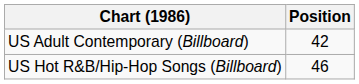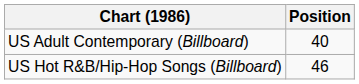(320, 41) 42 -> (320, 41) 40
